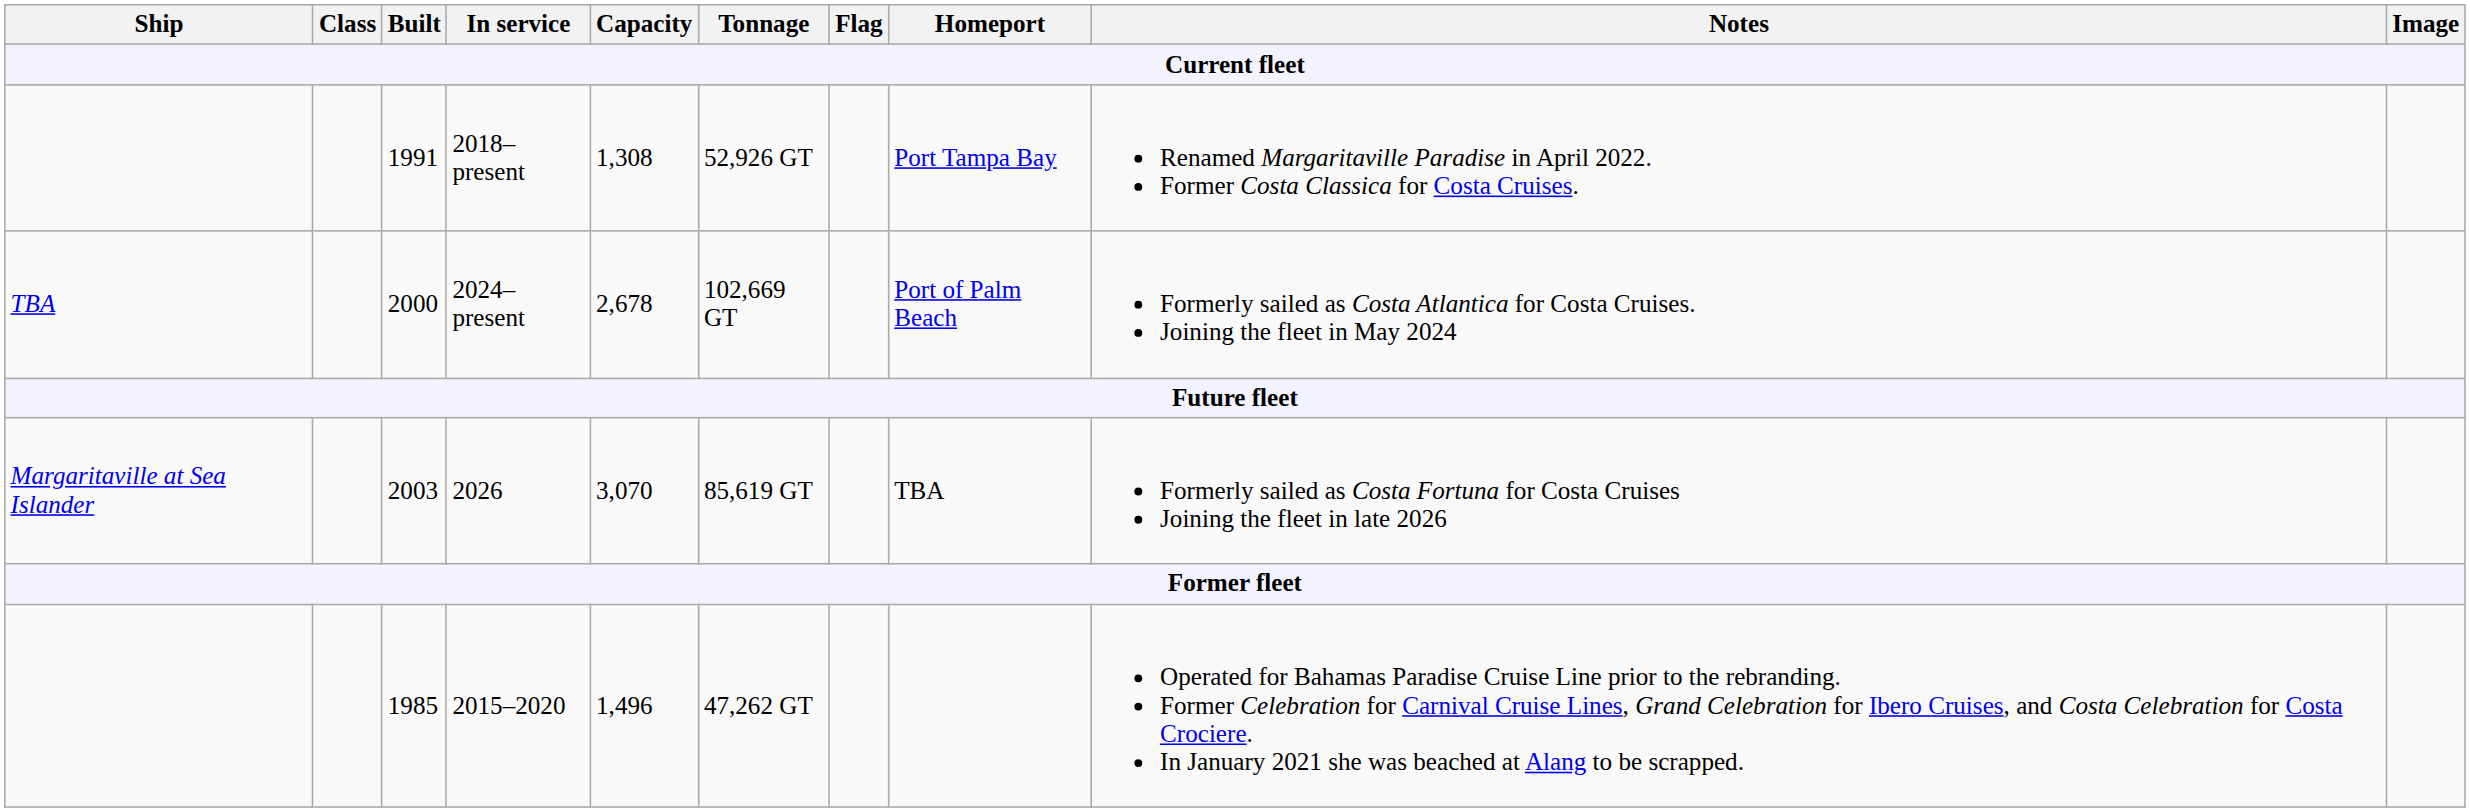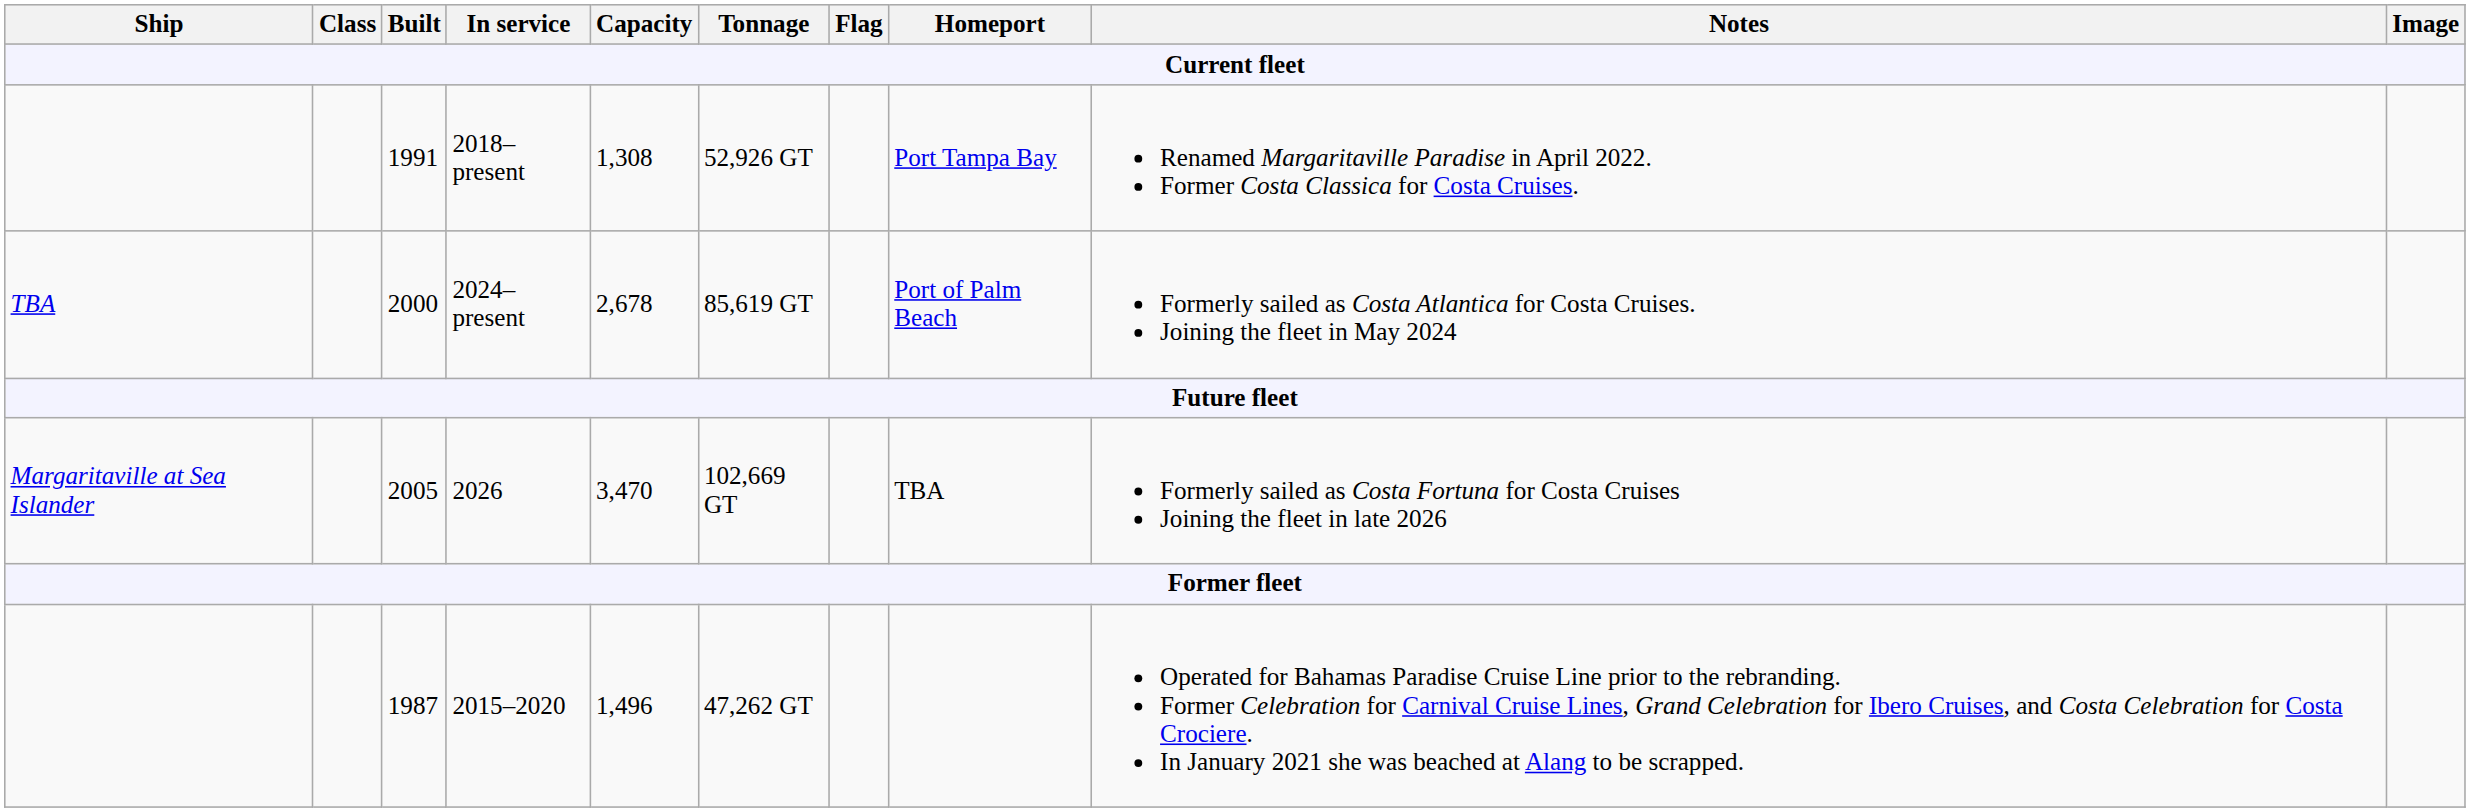(745, 304) 102,669 GT -> (758, 304) 85,619 GT
(413, 490) 2003 -> (413, 490) 2005
(624, 490) 3,070 -> (624, 490) 3,470
(758, 490) 85,619 GT -> (745, 490) 102,669 GT
(413, 705) 1985 -> (413, 705) 1987
